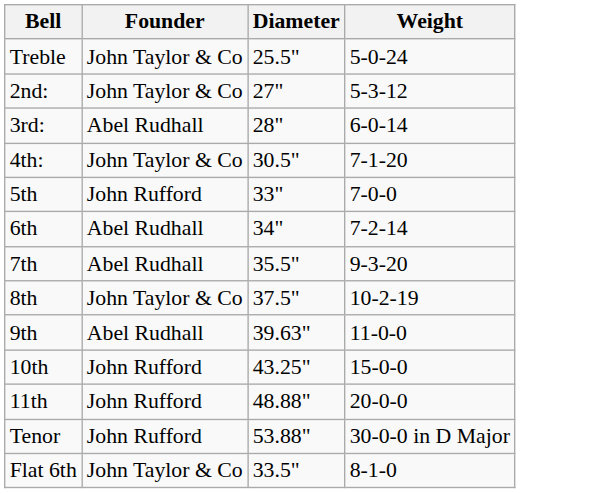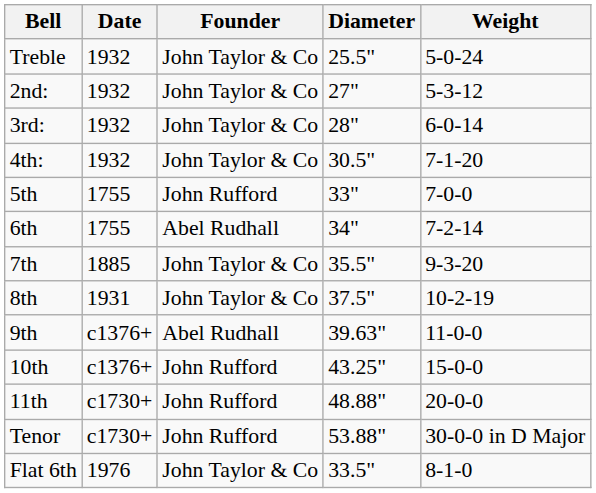+ column: (120, 21)
(145, 125) Abel Rudhall -> (240, 125) John Taylor & Co
(145, 263) Abel Rudhall -> (240, 263) John Taylor & Co
